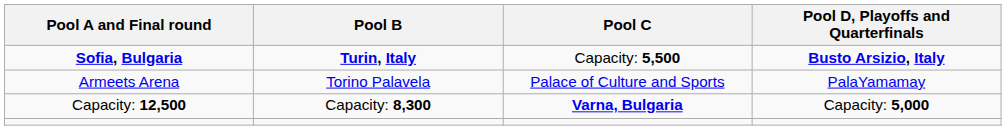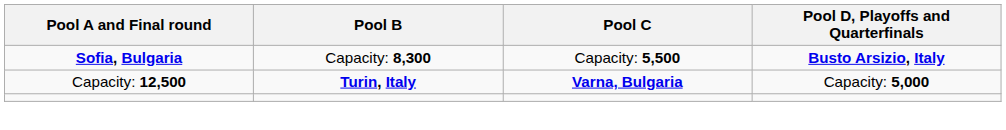(378, 57) Turin, Italy -> (378, 57) Capacity: 8,300
- row: (129, 81)
(378, 105) Capacity: 8,300 -> (378, 81) Turin, Italy
